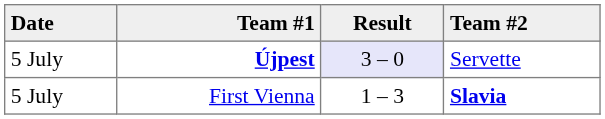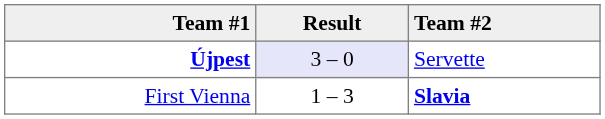- column: (32, 22)
